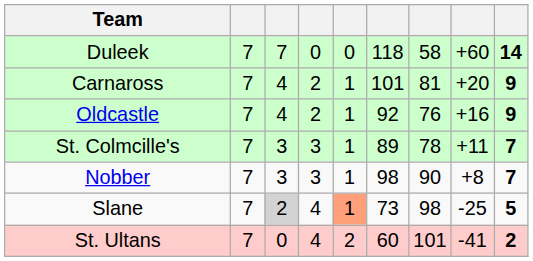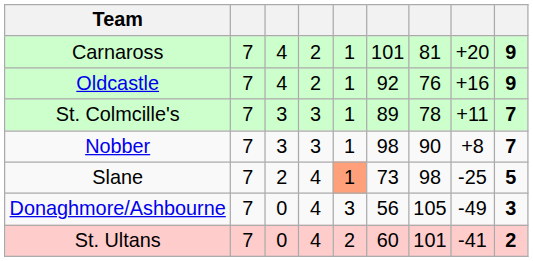- row: (118, 51)
(282, 209) lightgrey background -> (282, 177) no background
+ row: (118, 209)
